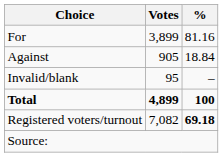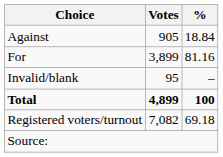rows swapped: (17, 36) <-> (28, 57)
(200, 120) bold -> (200, 120) normal
